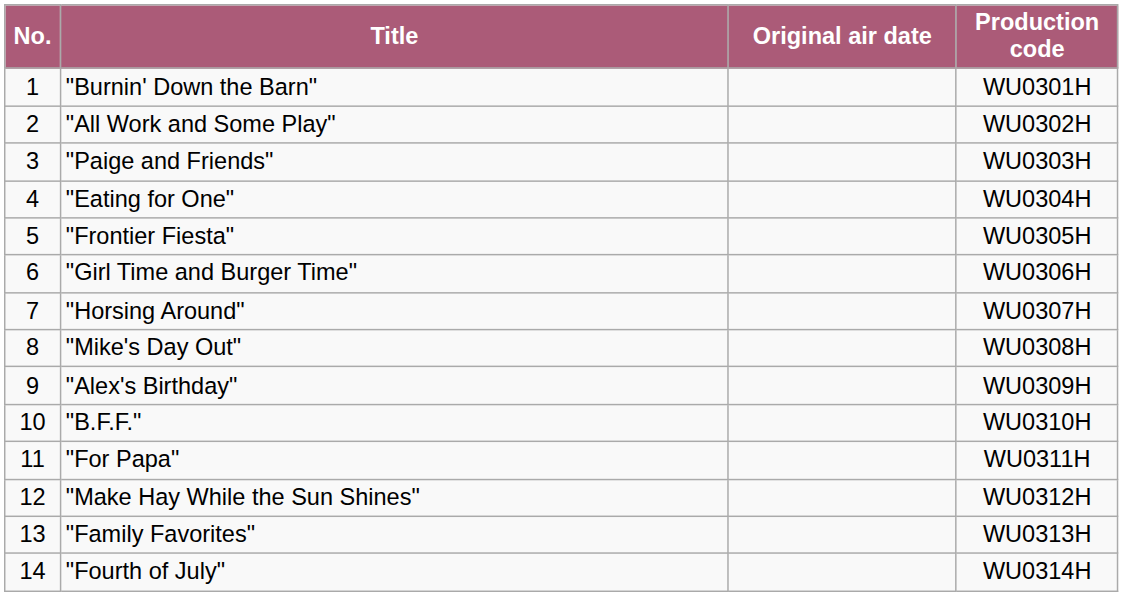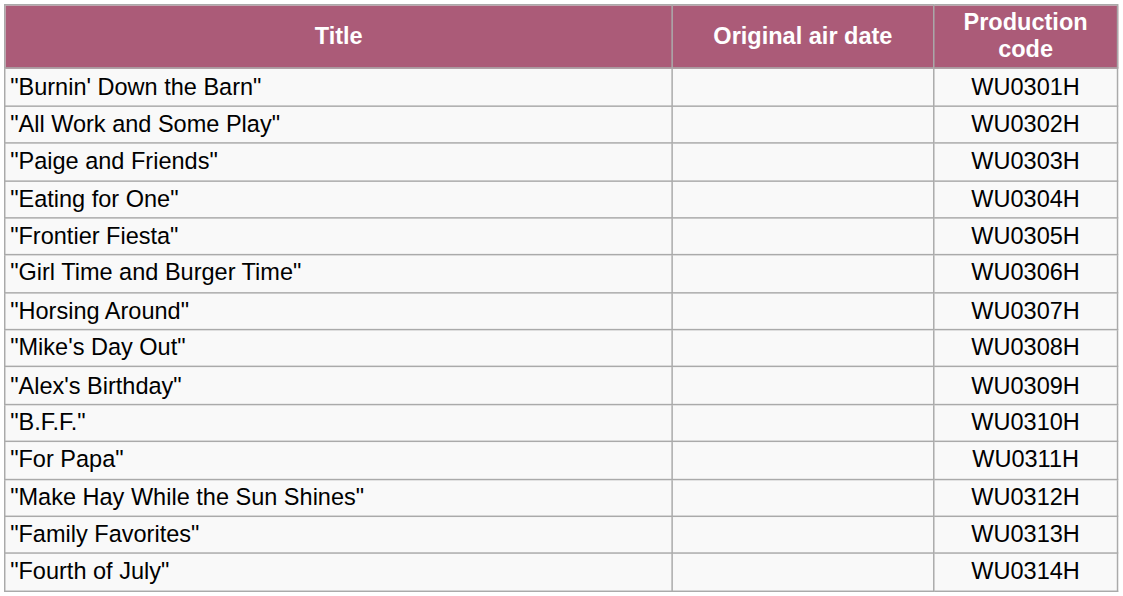- column: (33, 36)
